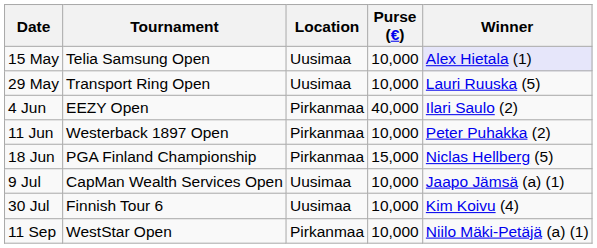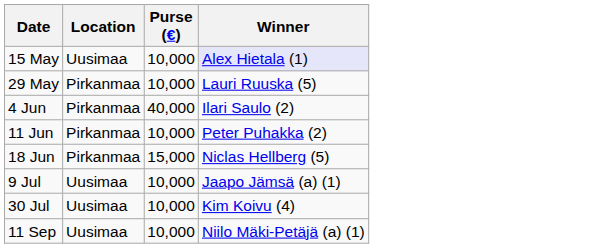- column: (174, 26)
(321, 83) Uusimaa -> (103, 83) Pirkanmaa
(327, 231) Pirkanmaa -> (97, 231) Uusimaa
